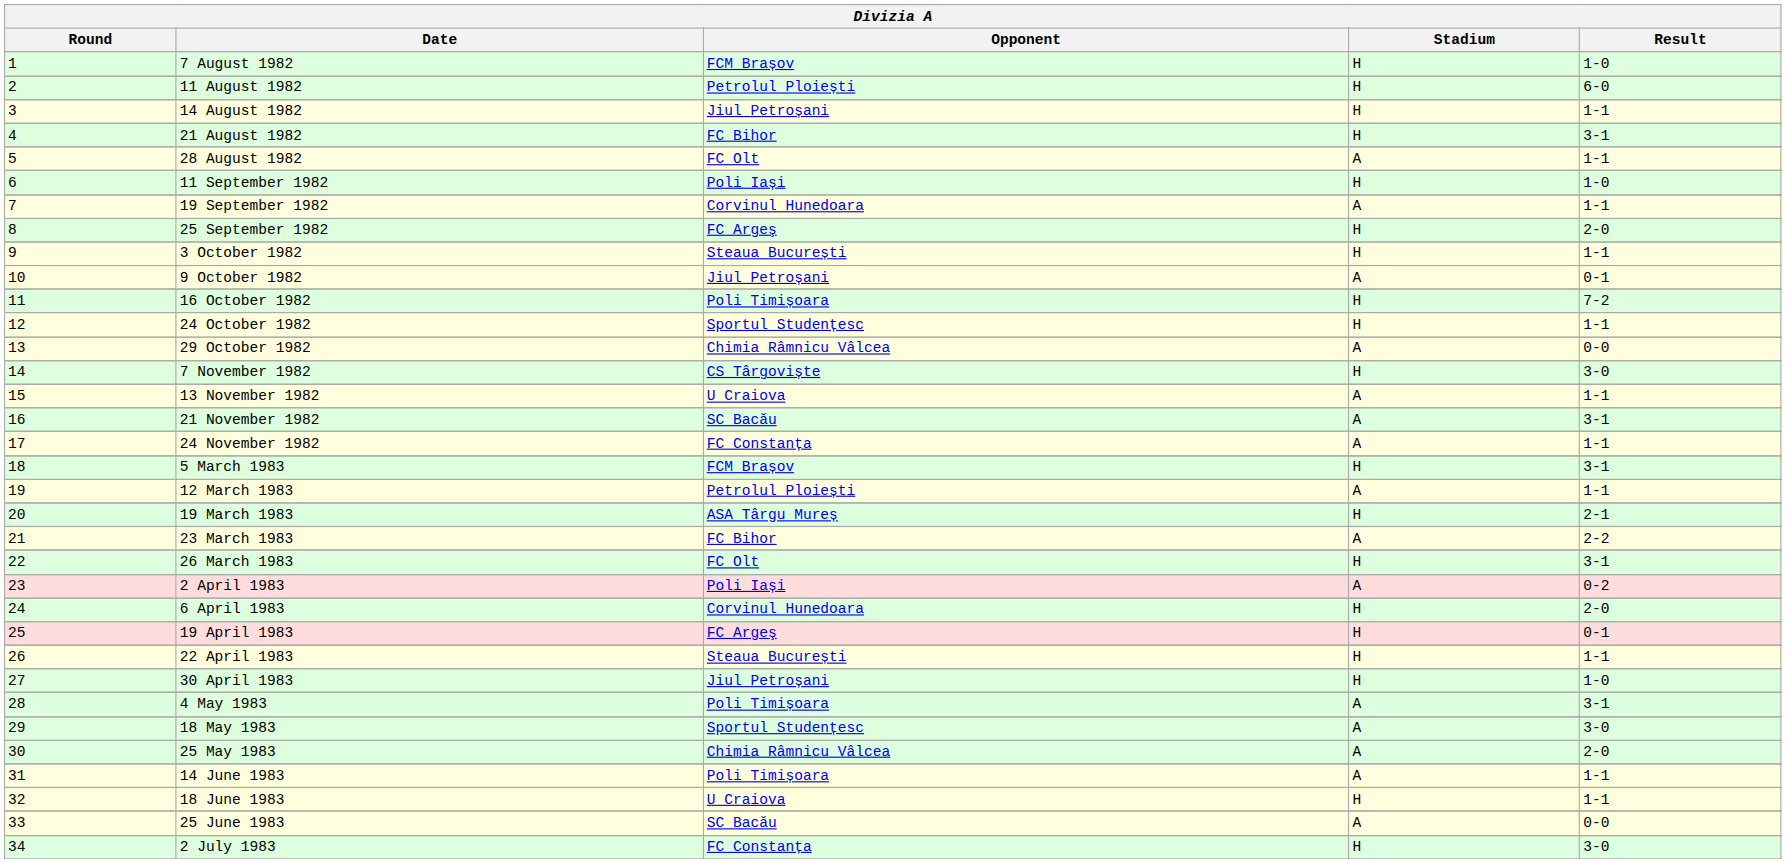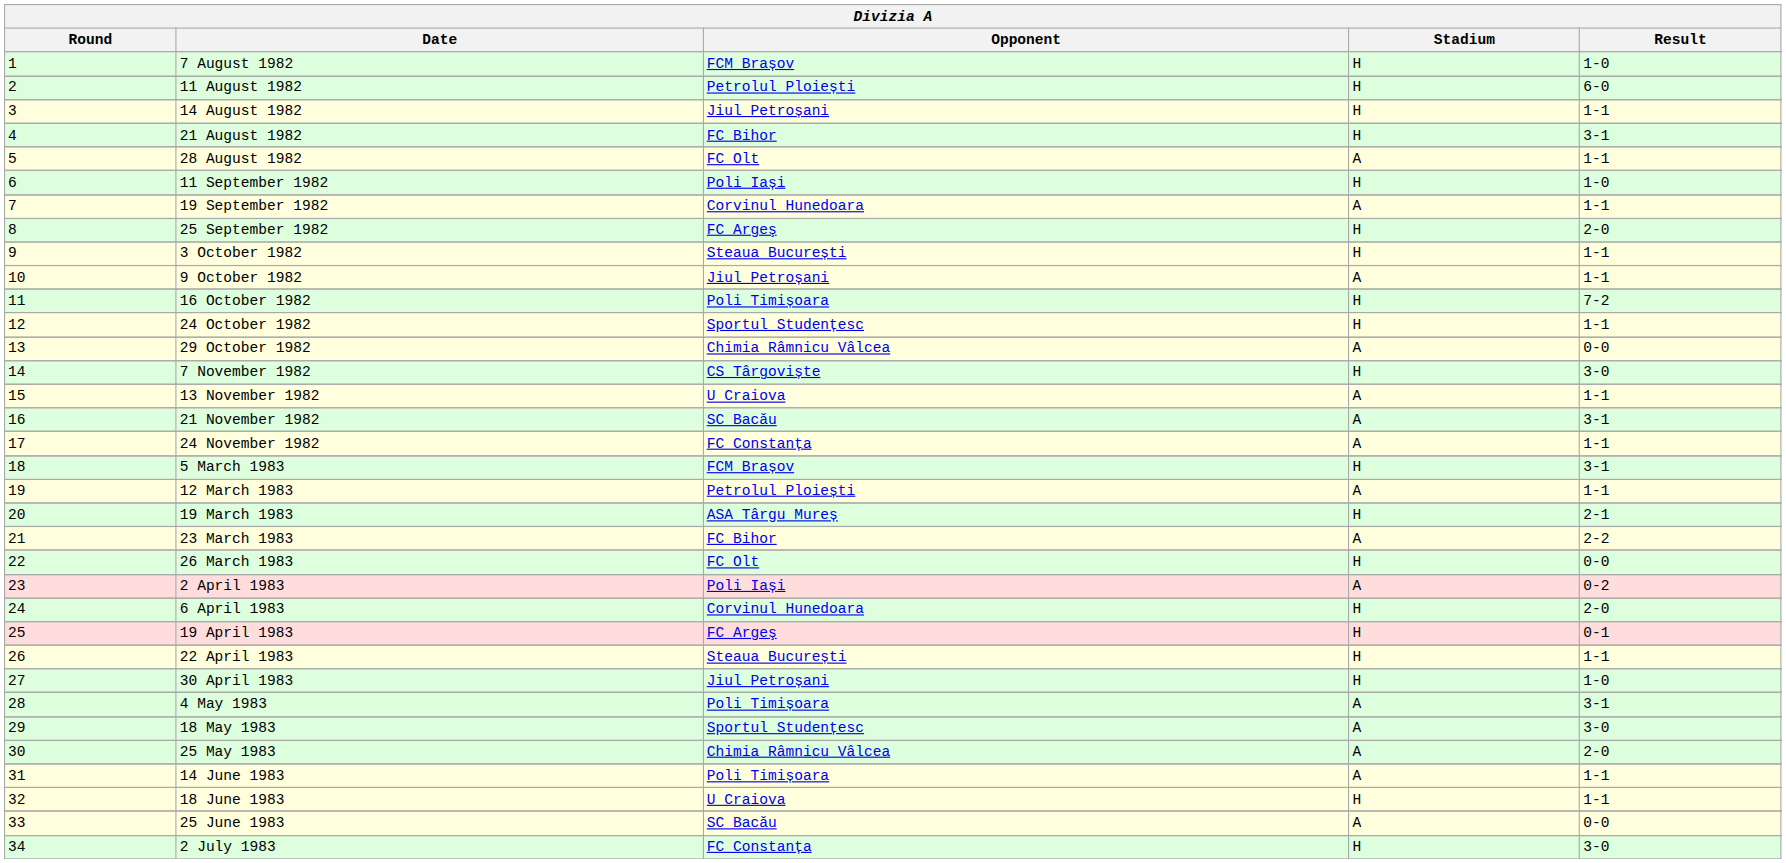(1596, 277) 0-1 -> (1596, 277) 1-1
(1596, 562) 3-1 -> (1596, 562) 0-0
